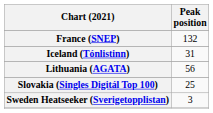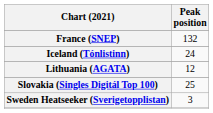(190, 54) 31 -> (190, 54) 24
(190, 69) 56 -> (190, 69) 12
